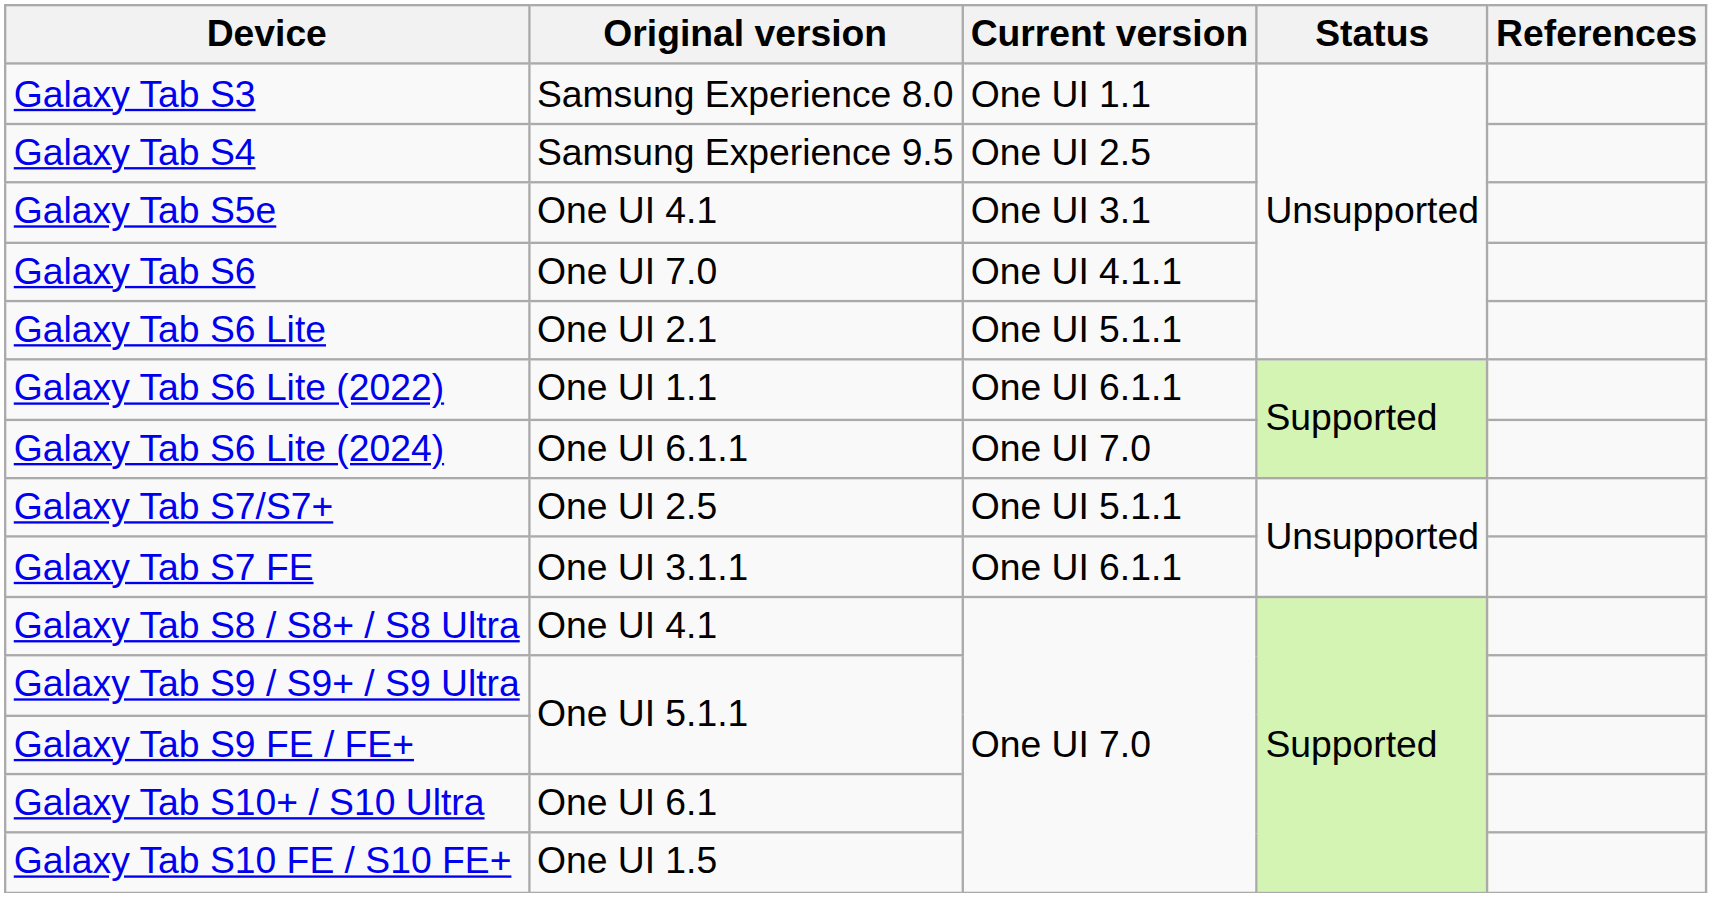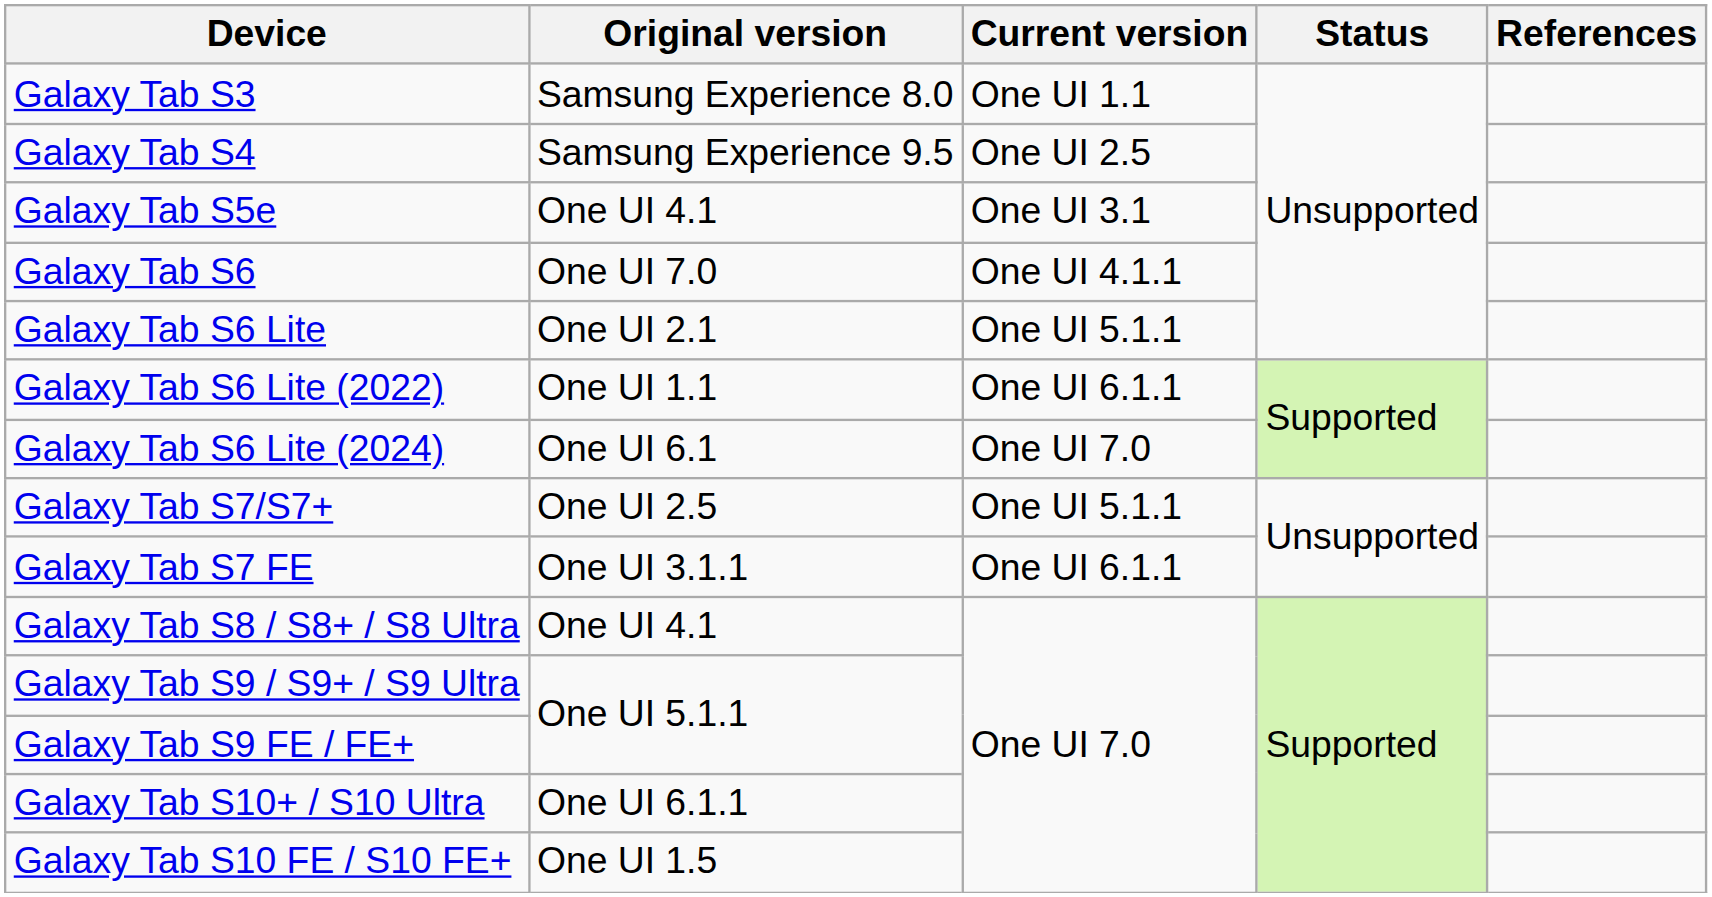(643, 447) One UI 6.1.1 -> (627, 447) One UI 6.1
(627, 802) One UI 6.1 -> (643, 802) One UI 6.1.1
